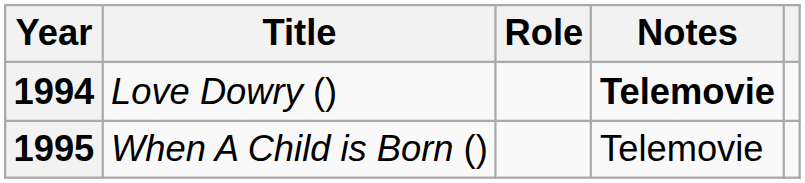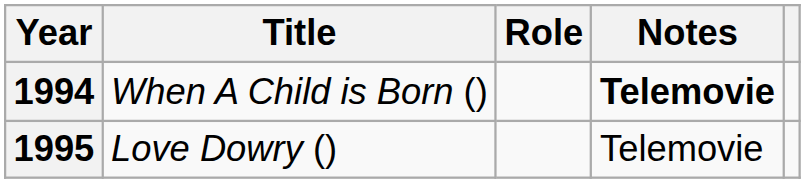(224, 90) Love Dowry () -> (299, 90) When A Child is Born ()
(299, 148) When A Child is Born () -> (224, 148) Love Dowry ()
